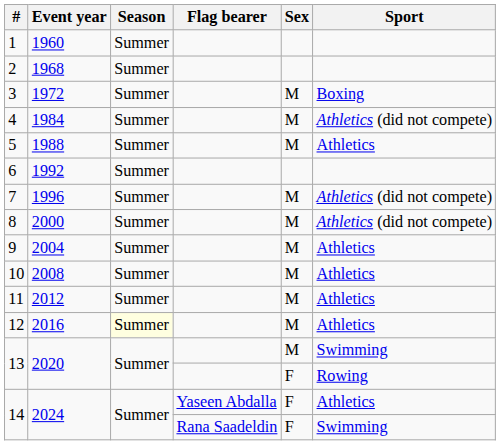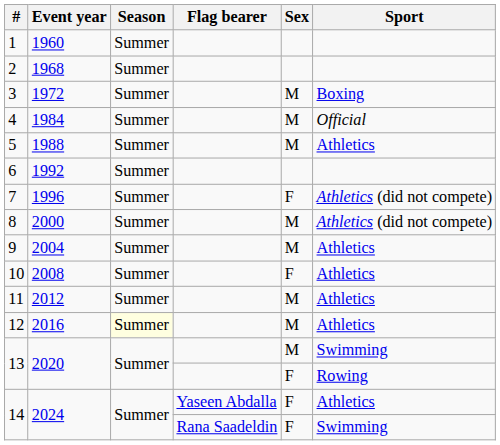(404, 119) Athletics (did not compete) -> (341, 119) Official
(292, 196) M -> (289, 196) F
(292, 273) M -> (289, 273) F
